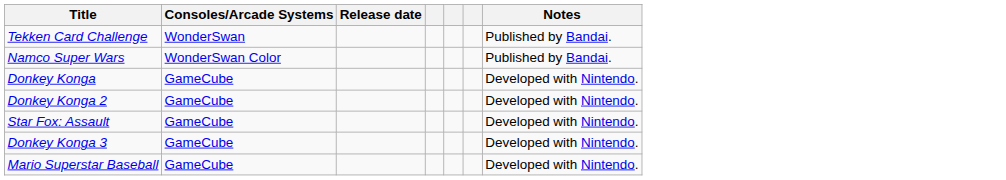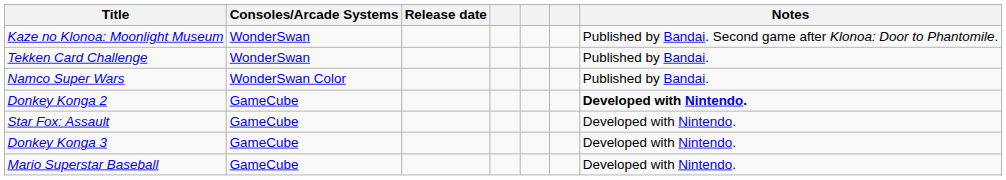+ row: (115, 36)
- row: (52, 79)
(562, 100) normal -> (665, 100) bold
